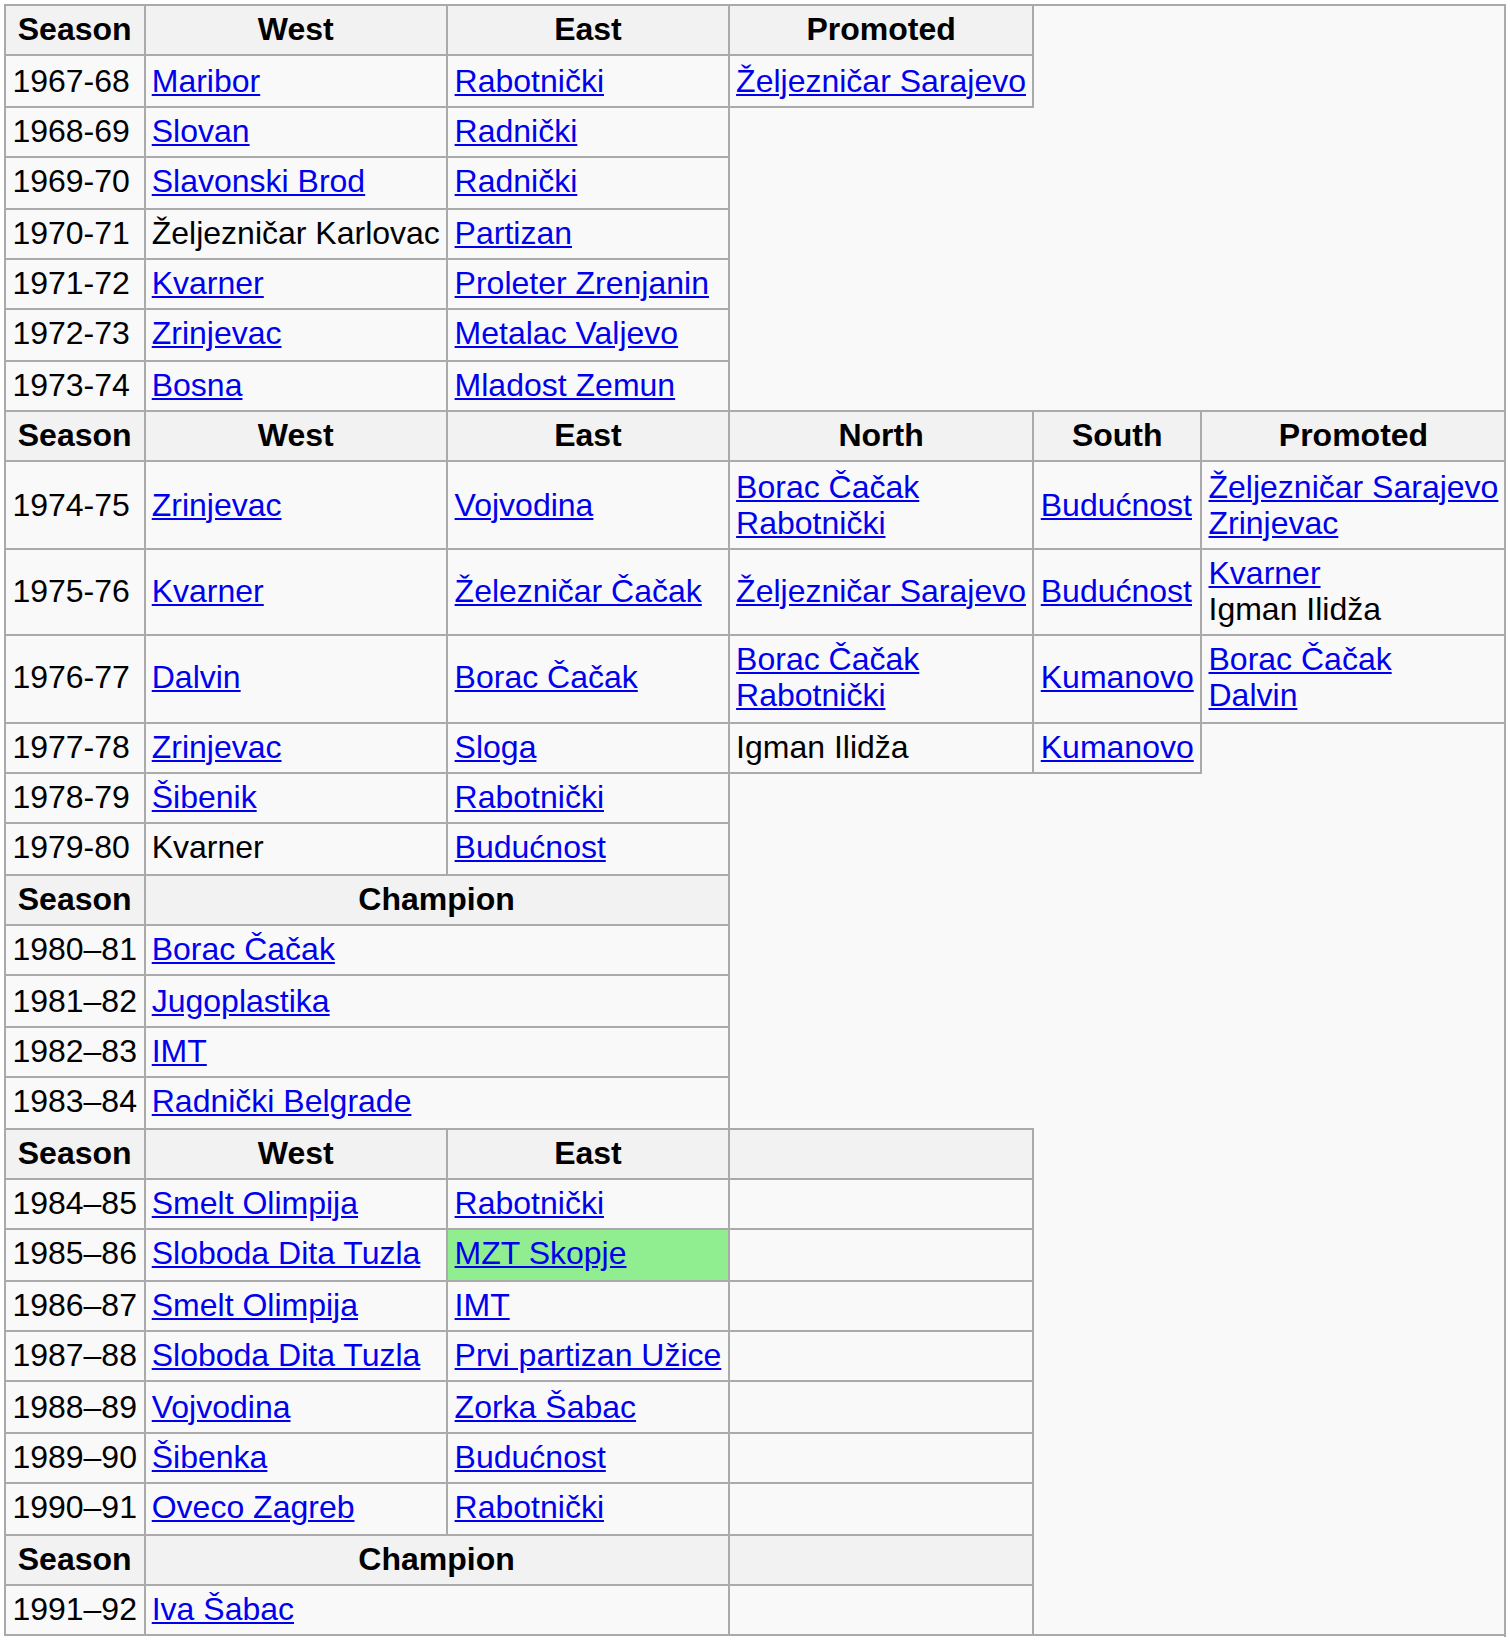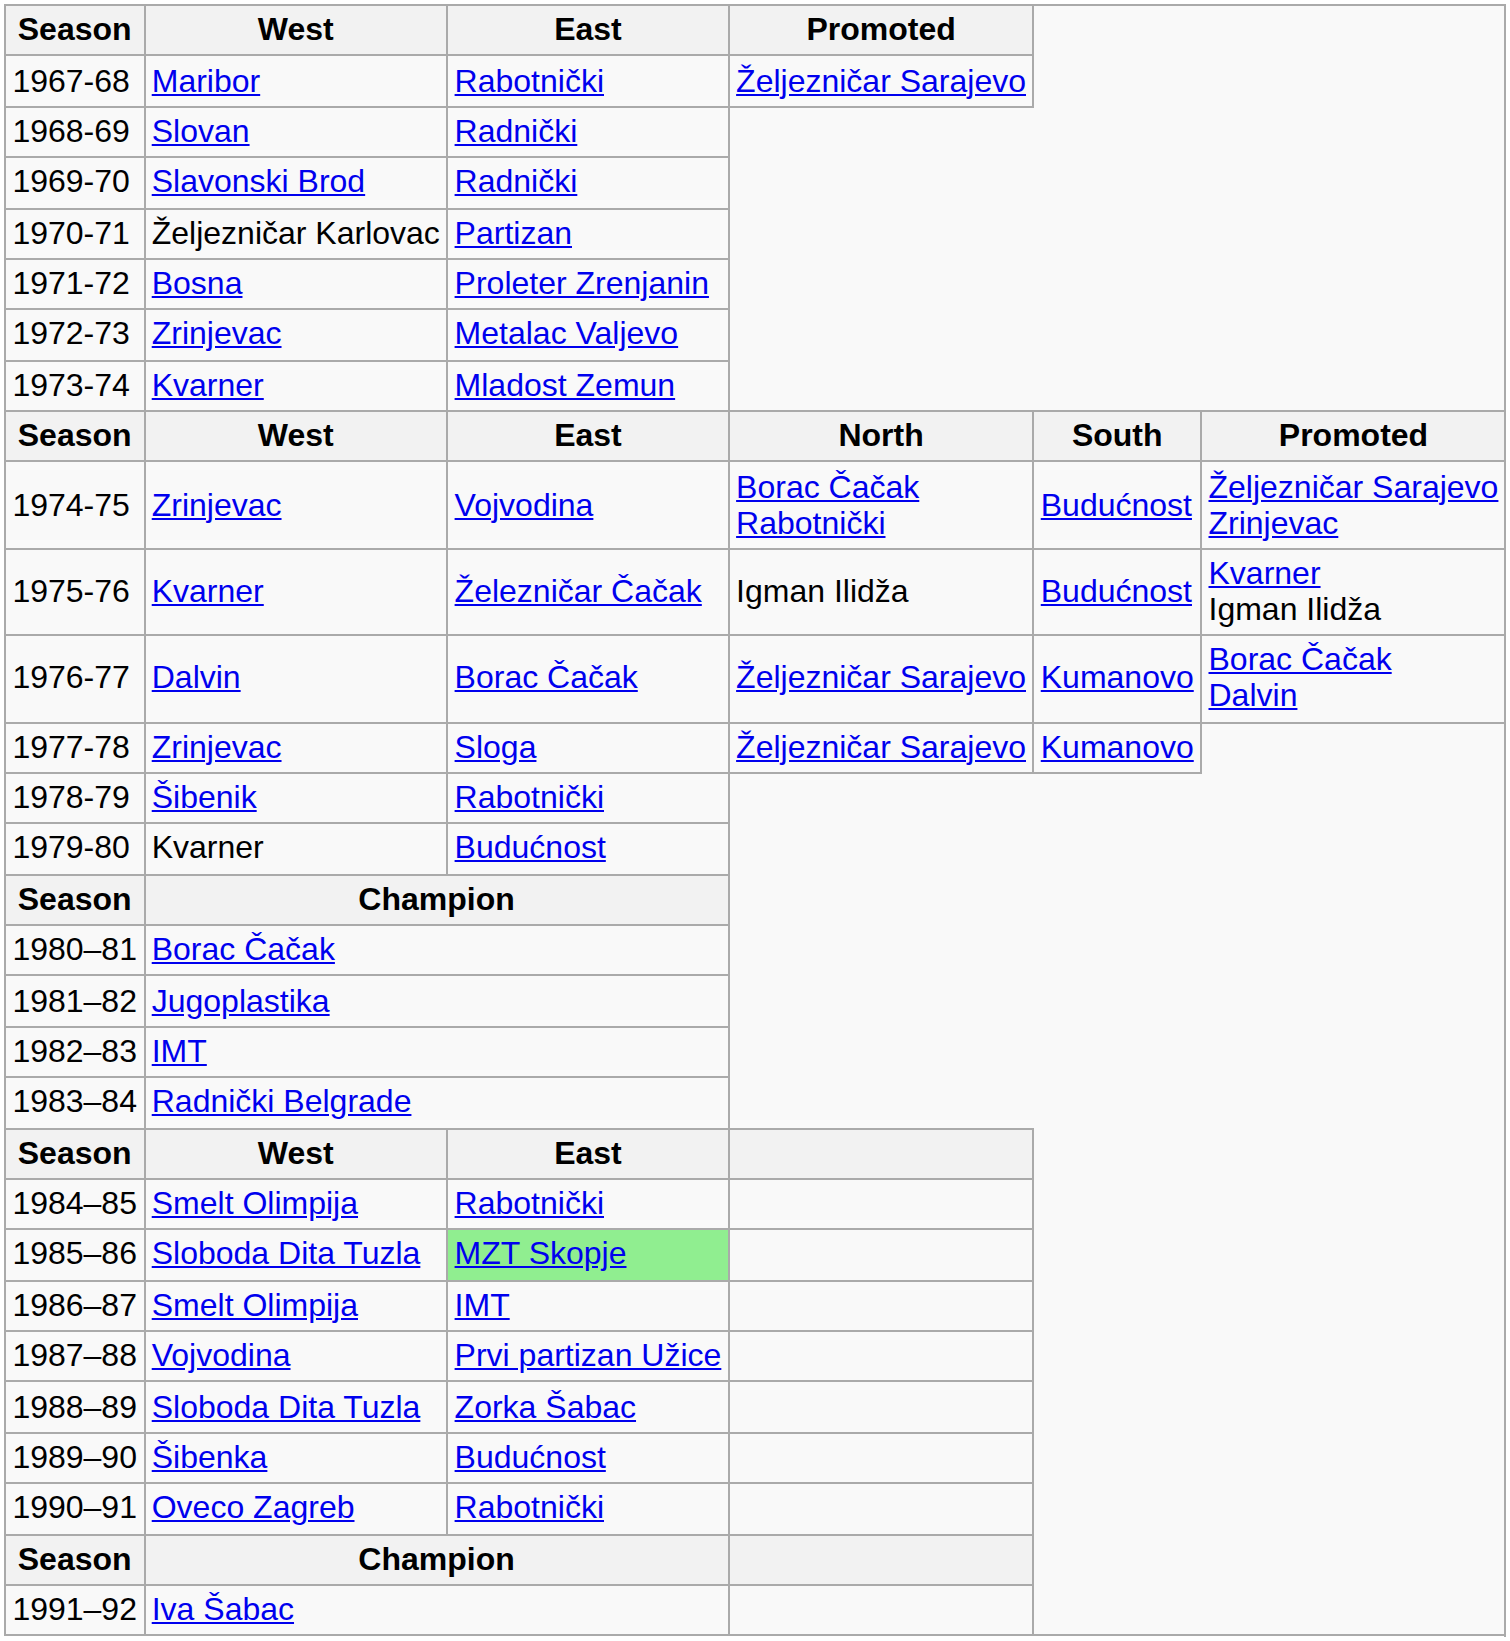(208, 283) Kvarner -> (197, 283) Bosna
(197, 385) Bosna -> (208, 385) Kvarner
(881, 591) Željezničar Sarajevo -> (822, 591) Igman Ilidža
(828, 678) Borac Čačak Rabotnički -> (881, 678) Željezničar Sarajevo
(822, 746) Igman Ilidža -> (881, 746) Željezničar Sarajevo
(286, 1355) Sloboda Dita Tuzla -> (221, 1355) Vojvodina
(221, 1406) Vojvodina -> (286, 1406) Sloboda Dita Tuzla
